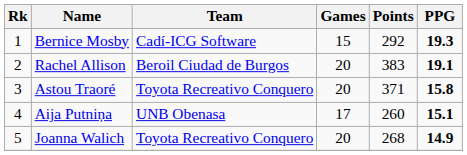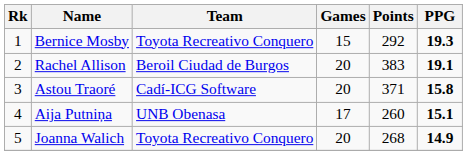(196, 41) Cadí-ICG Software -> (225, 41) Toyota Recreativo Conquero
(225, 89) Toyota Recreativo Conquero -> (196, 89) Cadí-ICG Software
